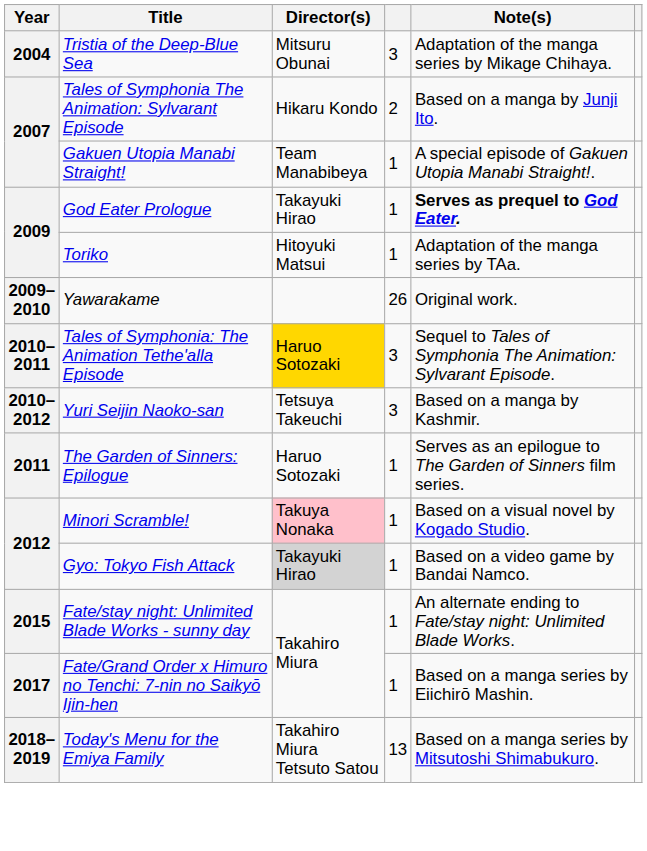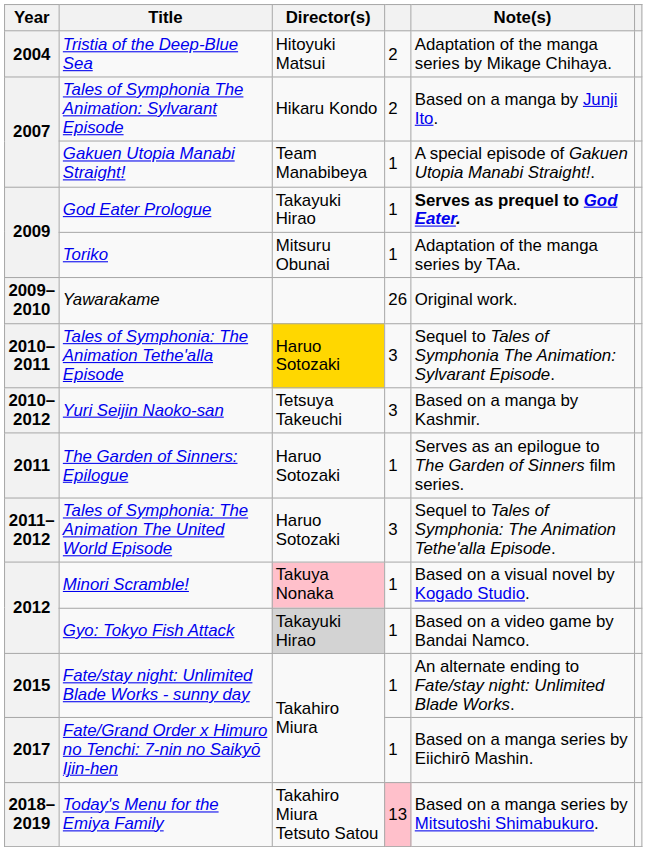(303, 53) Mitsuru Obunai -> (306, 53) Hitoyuki Matsui
(393, 53) 3 -> (393, 53) 2
(306, 254) Hitoyuki Matsui -> (303, 254) Mitsuru Obunai
+ row: (155, 529)
(398, 749) no background -> (398, 814) pink background
